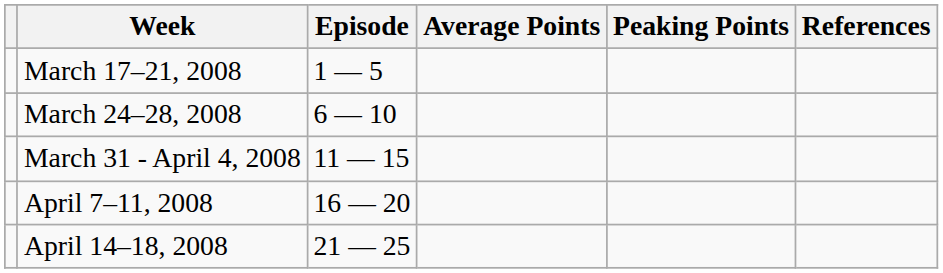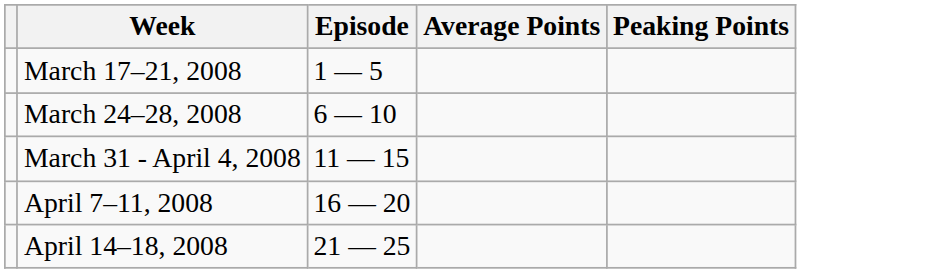- column: (866, 26)
